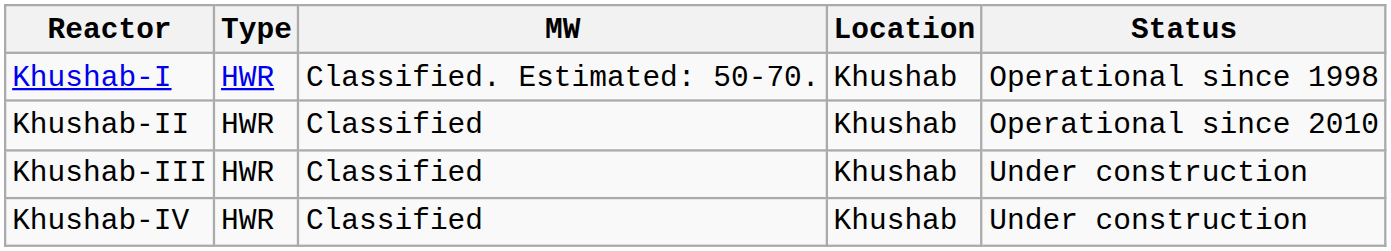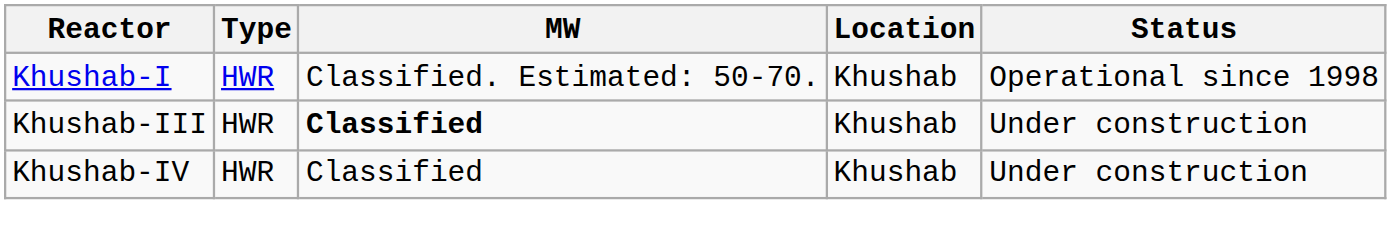- row: (101, 125)
(394, 173) normal -> (394, 125) bold
